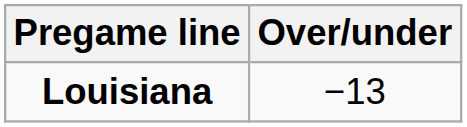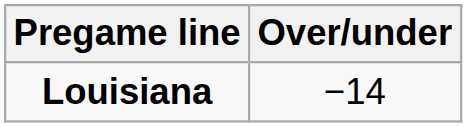(355, 91) −13 -> (355, 91) −14
